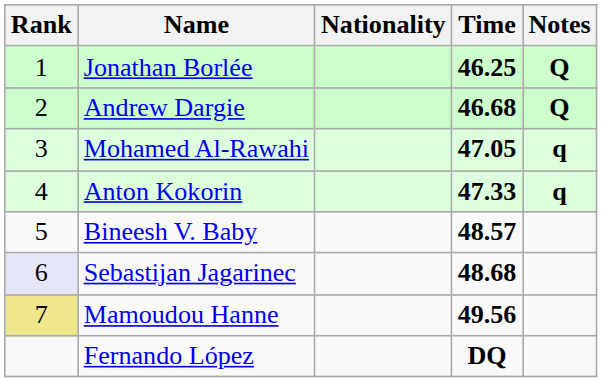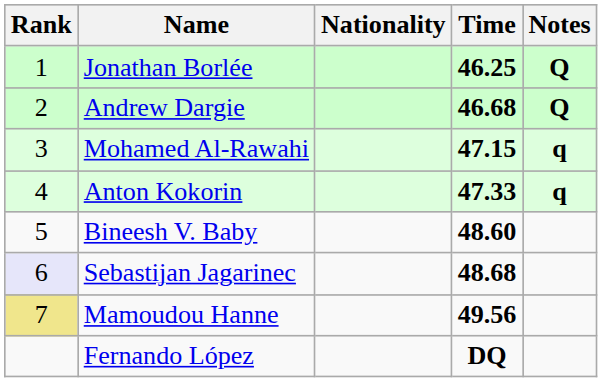(487, 149) 47.05 -> (487, 149) 47.15
(487, 231) 48.57 -> (487, 231) 48.60
